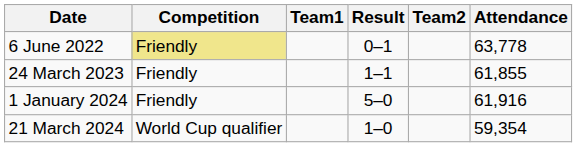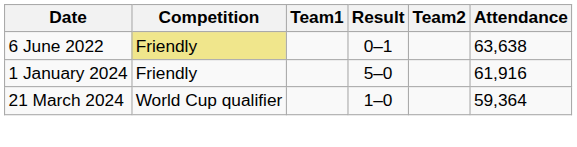(500, 45) 63,778 -> (500, 45) 63,638
- row: (66, 73)
(500, 127) 59,354 -> (500, 100) 59,364
